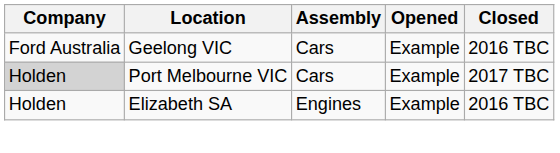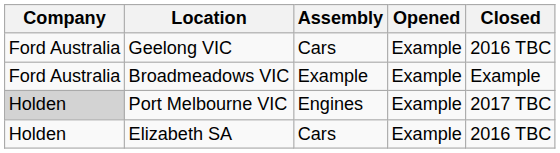+ row: (209, 76)
(315, 76) Cars -> (330, 104) Engines
(328, 104) Engines -> (317, 133) Cars
